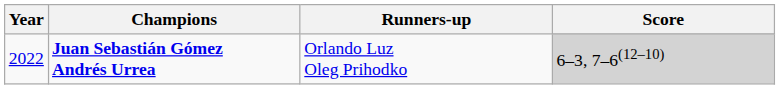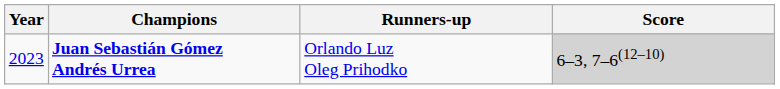(26, 58) 2022 -> (26, 58) 2023
